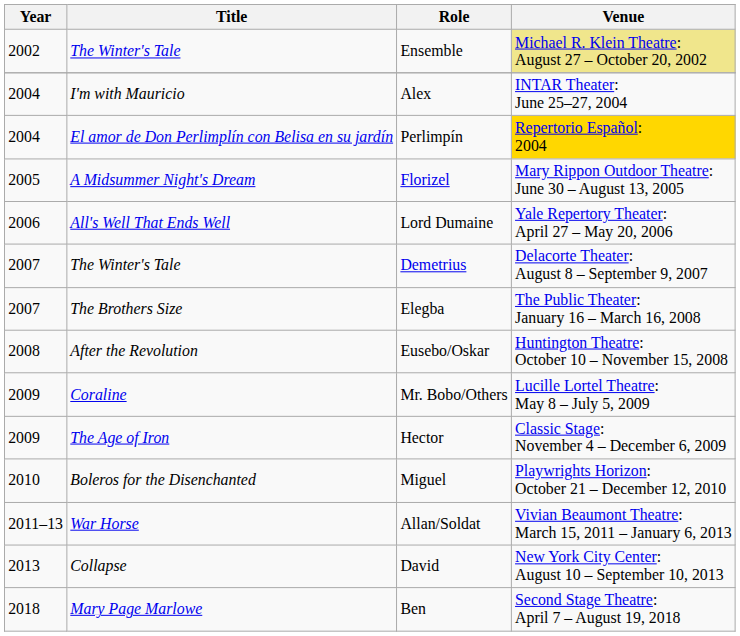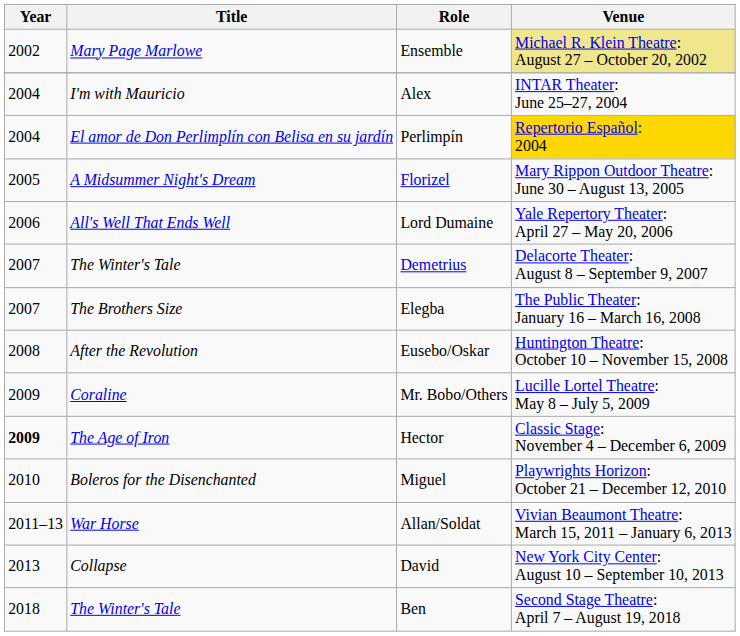(125, 51) The Winter's Tale -> (136, 51) Mary Page Marlowe
(24, 437) normal -> (24, 437) bold
(136, 609) Mary Page Marlowe -> (125, 609) The Winter's Tale
